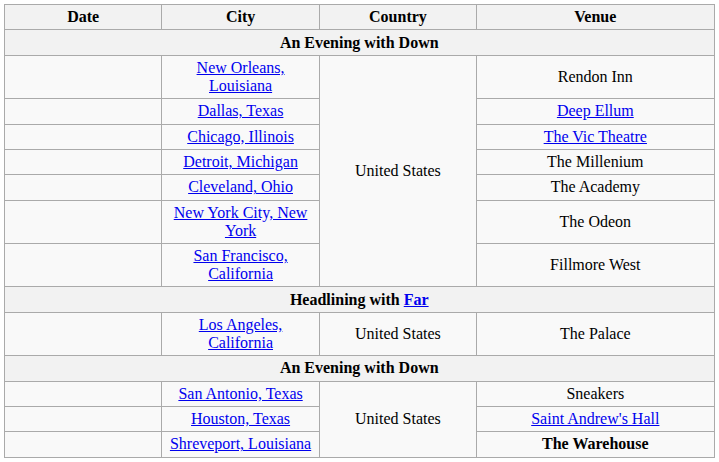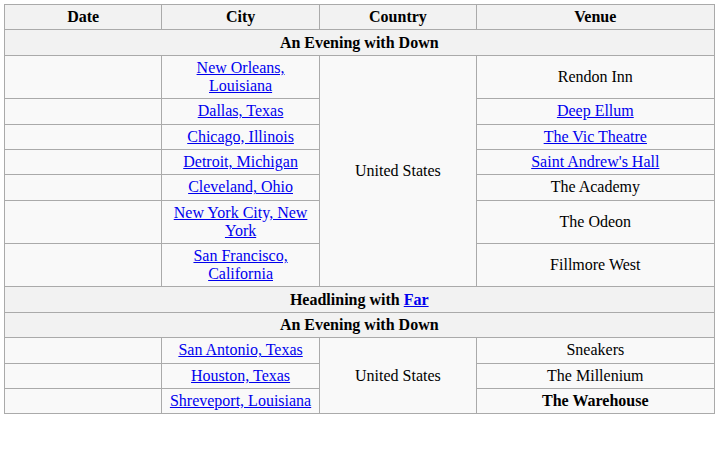(595, 162) The Millenium -> (595, 162) Saint Andrew's Hall
- row: (241, 333)
(595, 419) Saint Andrew's Hall -> (595, 375) The Millenium
